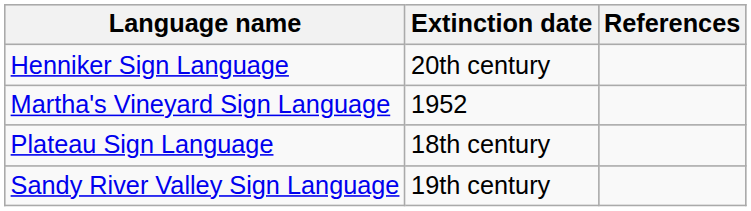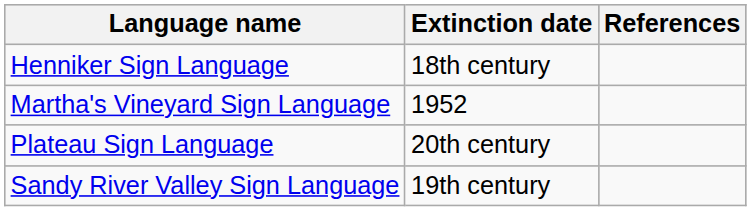(481, 64) 20th century -> (481, 64) 18th century
(481, 144) 18th century -> (481, 144) 20th century
